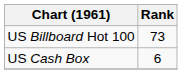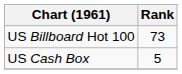(157, 58) 6 -> (157, 58) 5
